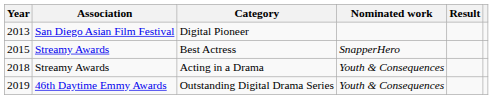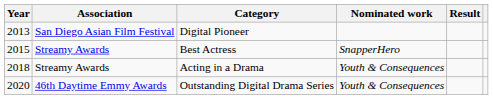(18, 85) 2019 -> (18, 85) 2020
